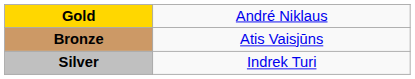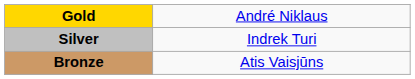rows swapped: (79, 62) <-> (79, 39)
